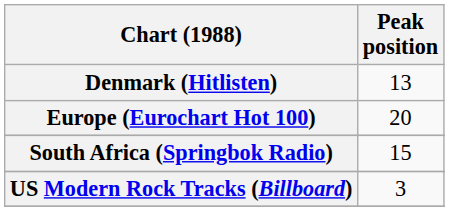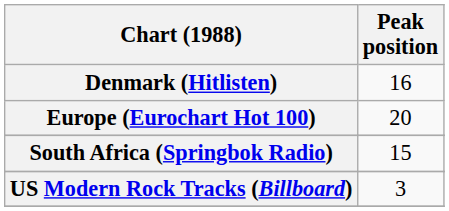(400, 82) 13 -> (400, 82) 16
